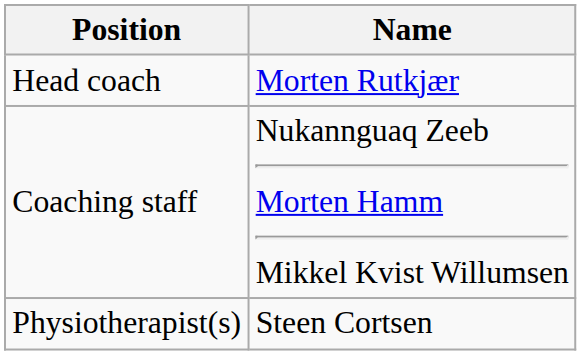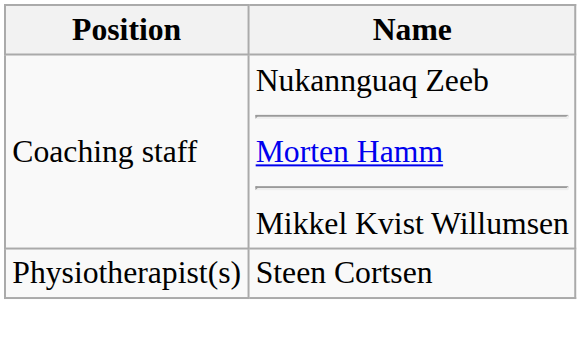- row: (87, 79)
